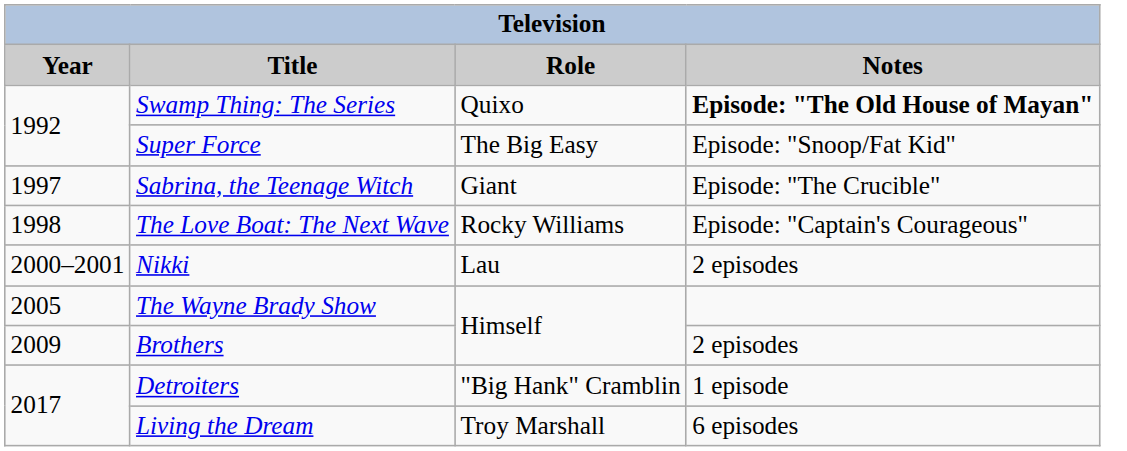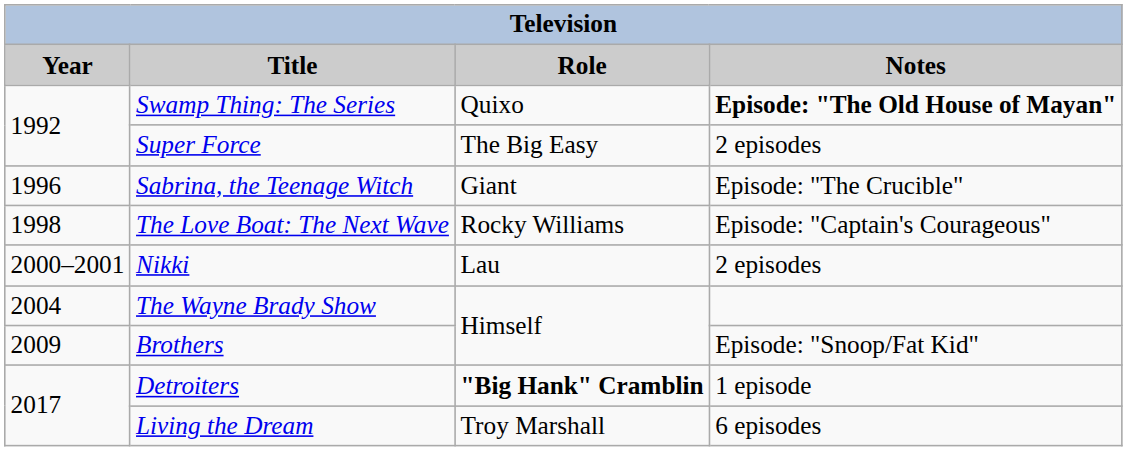(824, 144) Episode: "Snoop/Fat Kid" -> (768, 144) 2 episodes
(36, 184) 1997 -> (36, 184) 1996
(36, 305) 2005 -> (36, 305) 2004
(745, 345) 2 episodes -> (847, 345) Episode: "Snoop/Fat Kid"
(571, 385) normal -> (582, 385) bold
